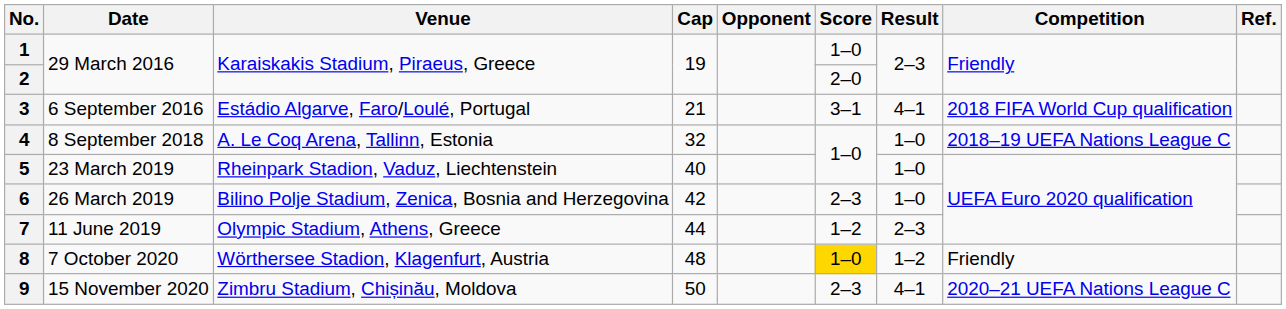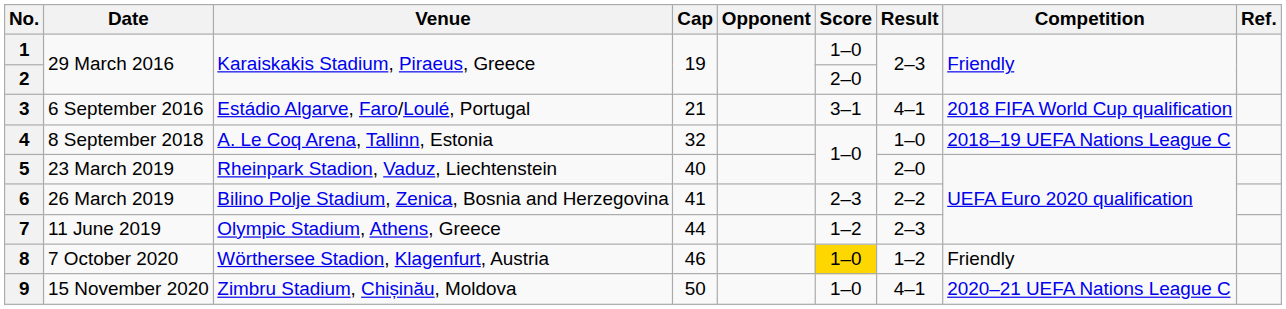(910, 169) 1–0 -> (910, 169) 2–0
(695, 199) 42 -> (695, 199) 41
(910, 199) 1–0 -> (910, 199) 2–2
(695, 259) 48 -> (695, 259) 46
(846, 288) 2–3 -> (846, 288) 1–0
